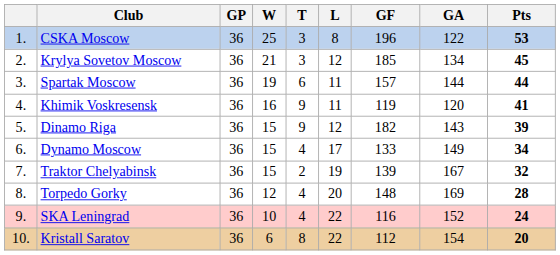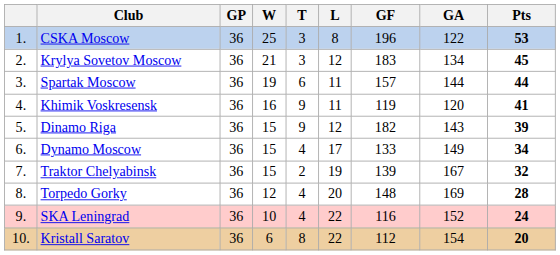(385, 60) 185 -> (385, 60) 183
